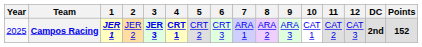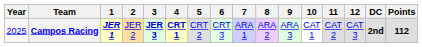(402, 30) 152 -> (402, 30) 112
